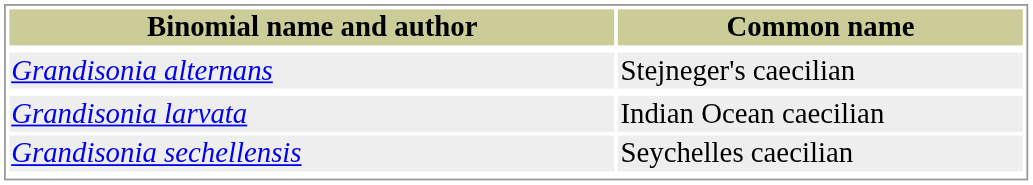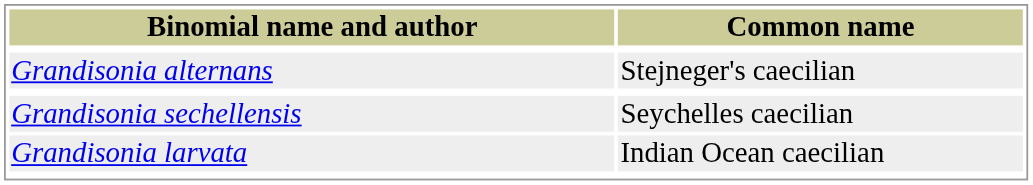rows swapped: (129, 113) <-> (156, 152)
